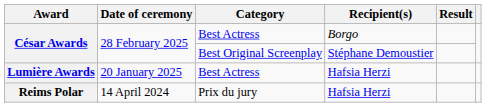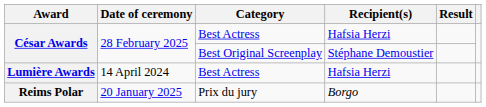(343, 33) Borgo -> (359, 33) Hafsia Herzi
(141, 72) 20 January 2025 -> (135, 72) 14 April 2024
(135, 92) 14 April 2024 -> (141, 92) 20 January 2025
(359, 92) Hafsia Herzi -> (343, 92) Borgo
